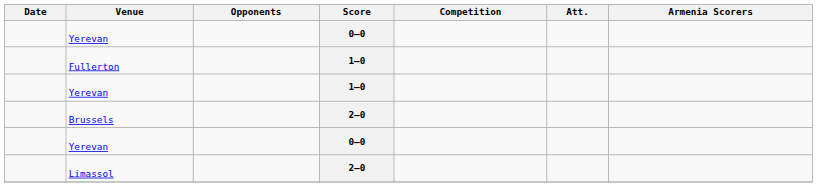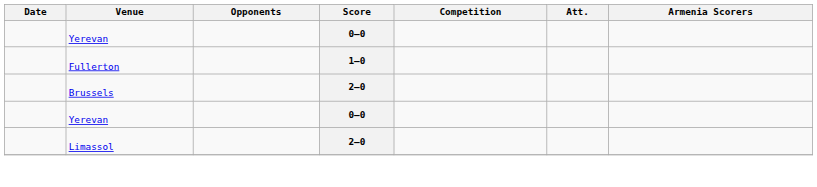- row: (88, 93)
